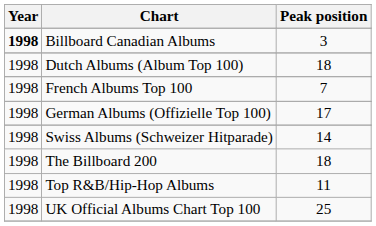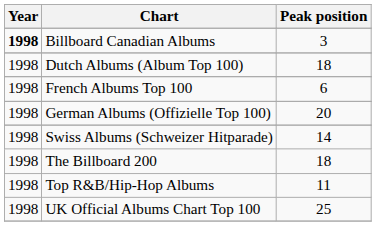(324, 88) 7 -> (324, 88) 6
(324, 112) 17 -> (324, 112) 20
